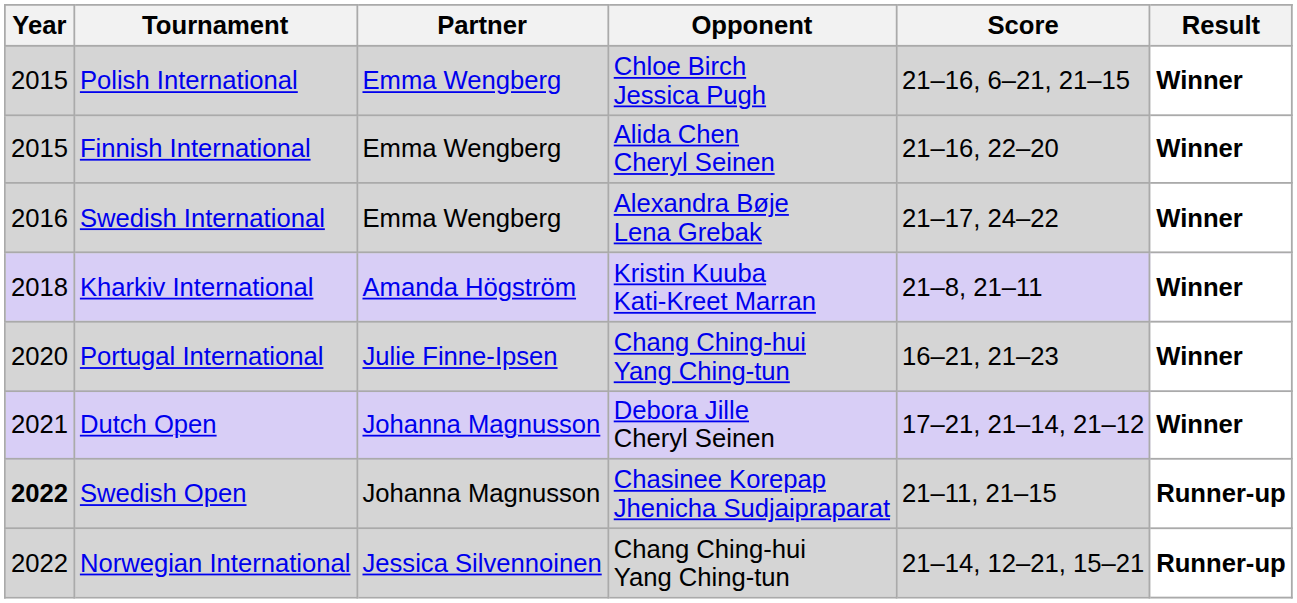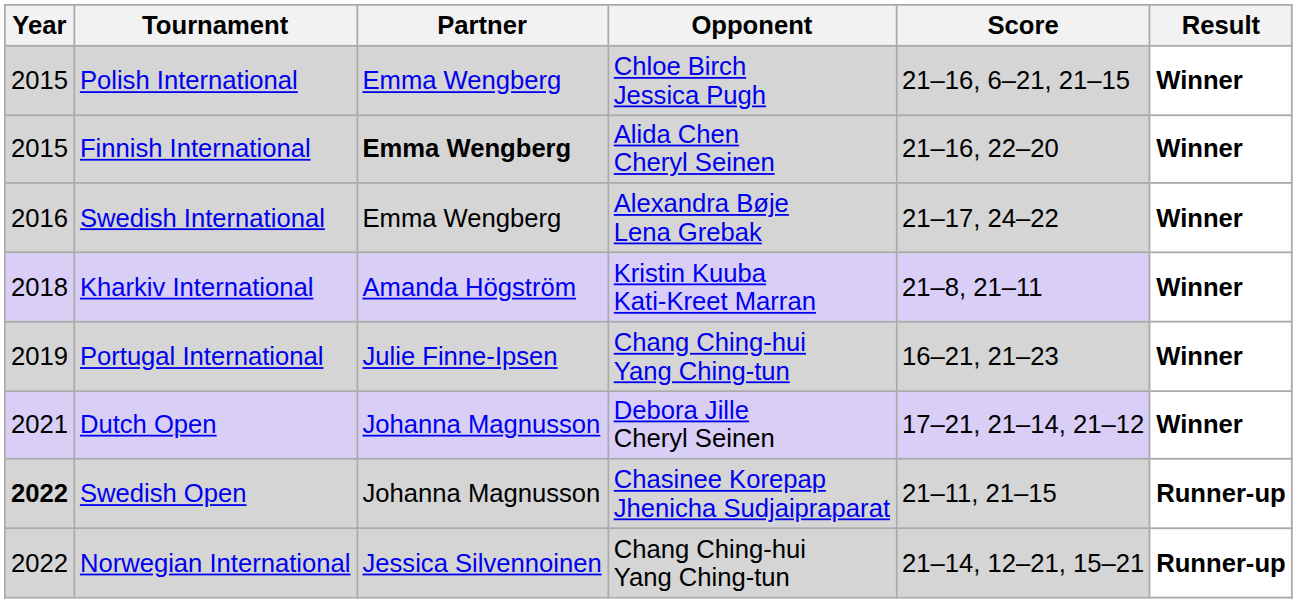(462, 149) normal -> (467, 149) bold
(39, 356) 2020 -> (39, 356) 2019
